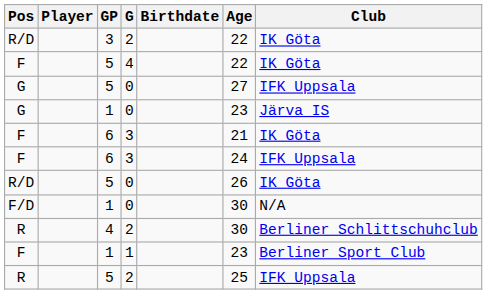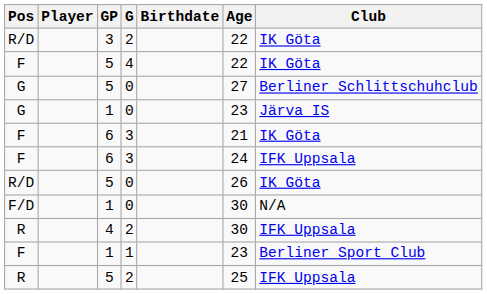(307, 88) IFK Uppsala -> (369, 88) Berliner Schlittschuhclub
(369, 230) Berliner Schlittschuhclub -> (307, 230) IFK Uppsala
